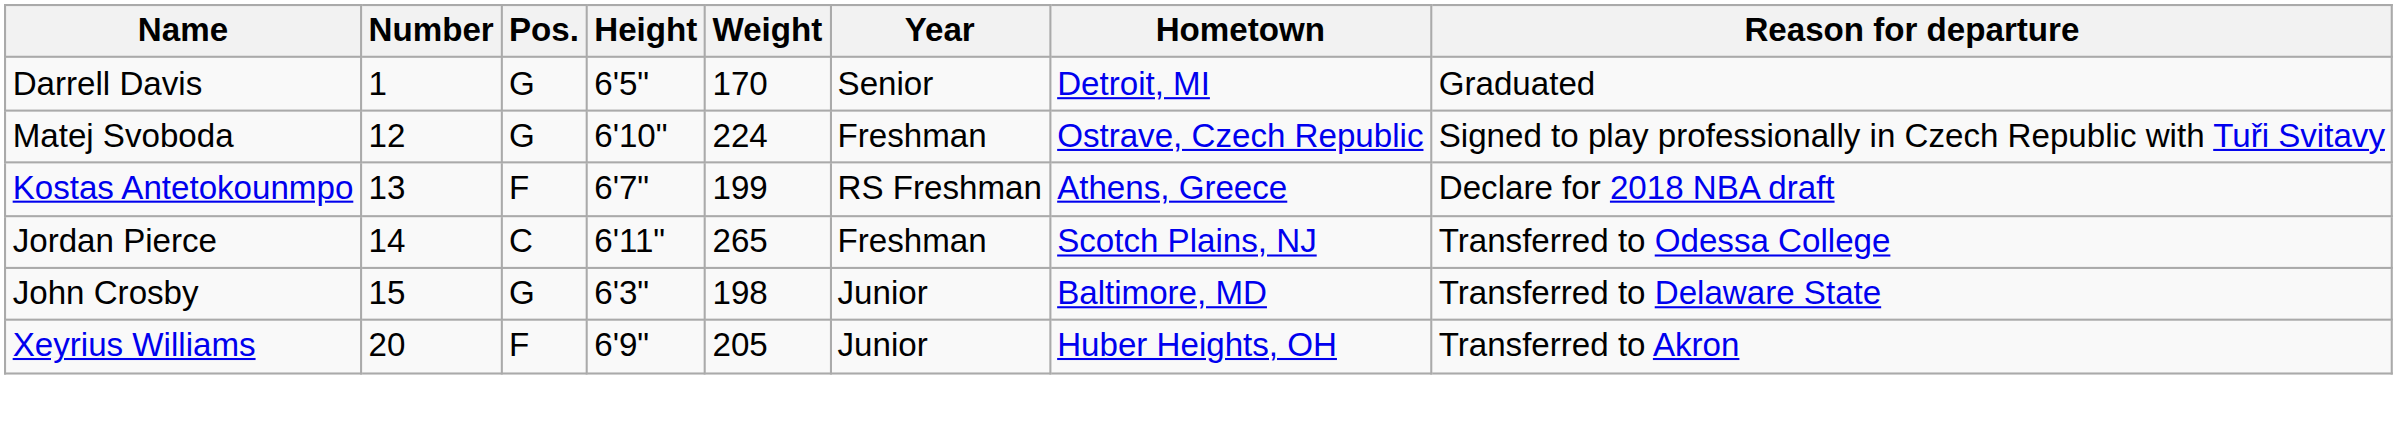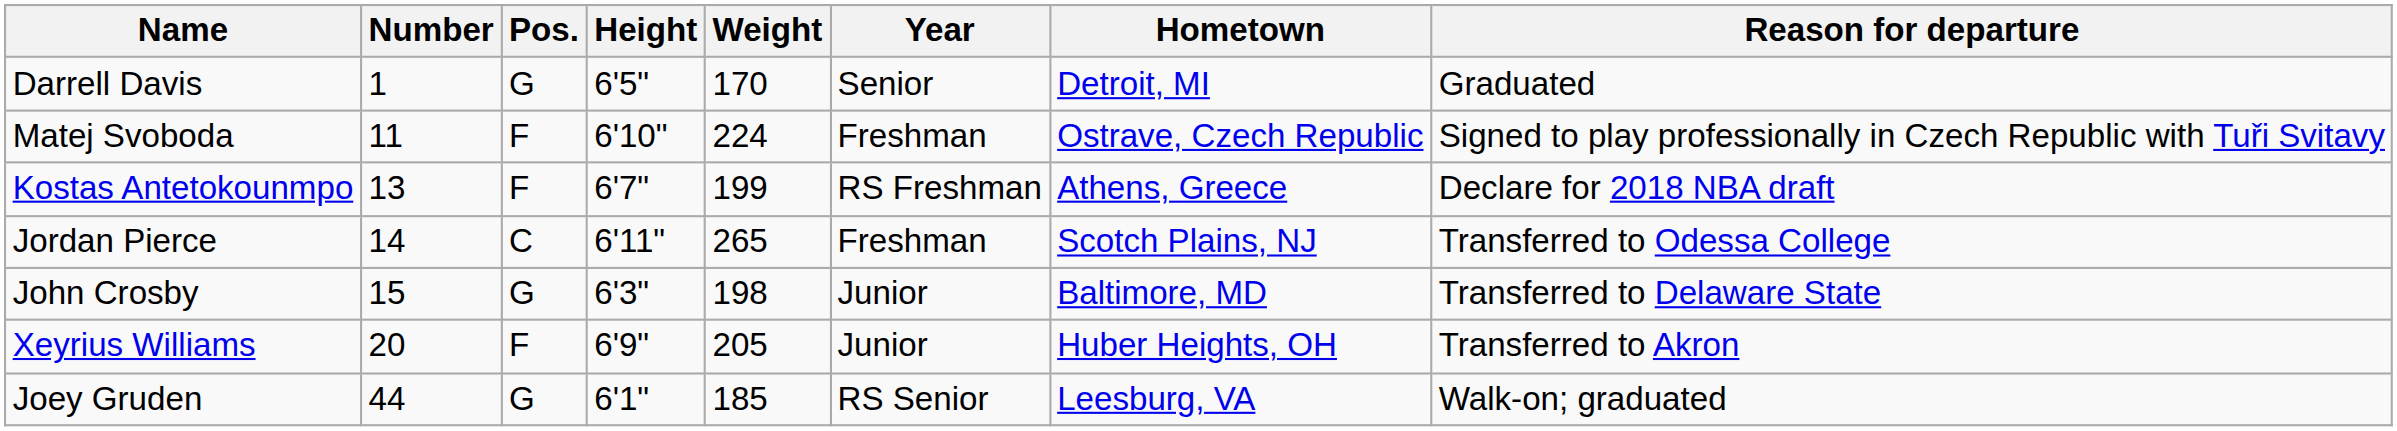(387, 135) 12 -> (386, 135) 11
(522, 135) G -> (519, 135) F
+ row: (107, 398)
